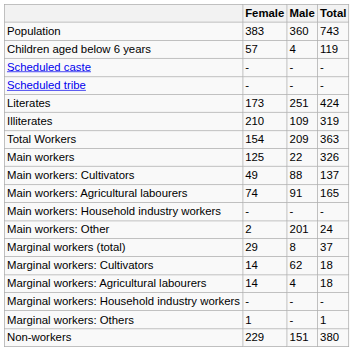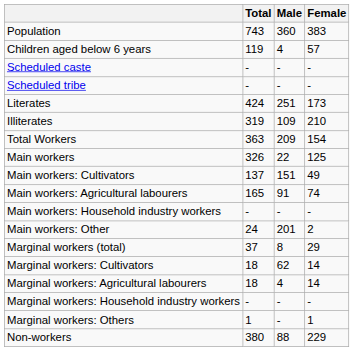columns swapped: (333, 13) <-> (265, 13)
(296, 175) 88 -> (286, 175) 151
(299, 337) 151 -> (283, 337) 88
